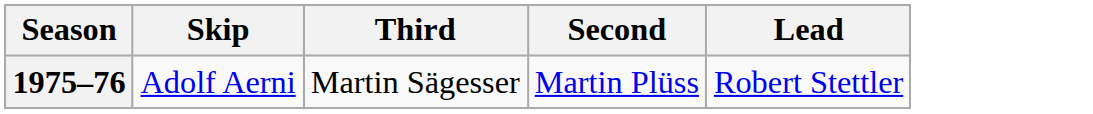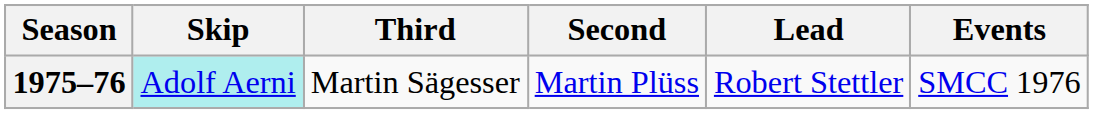+ column: (999, 30)
(218, 81) no background -> (218, 81) paleturquoise background
